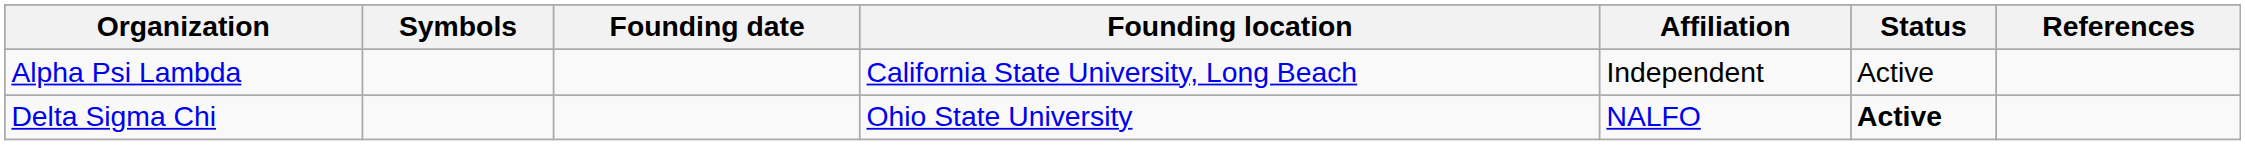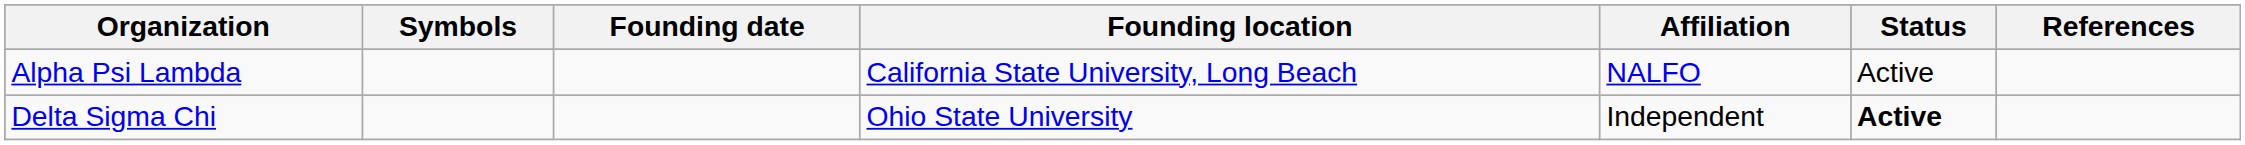(1685, 71) Independent -> (1654, 71) NALFO
(1654, 116) NALFO -> (1685, 116) Independent
